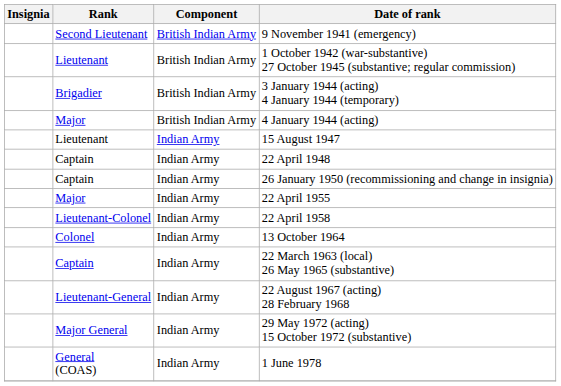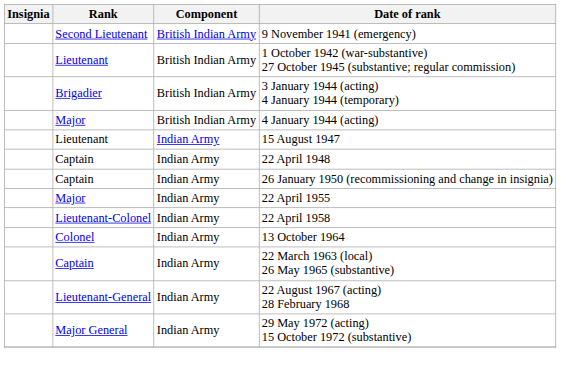- row: (292, 364)
